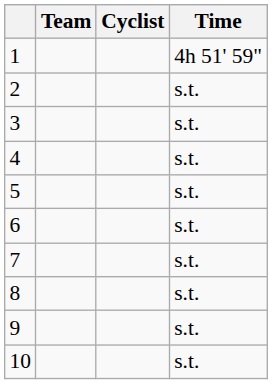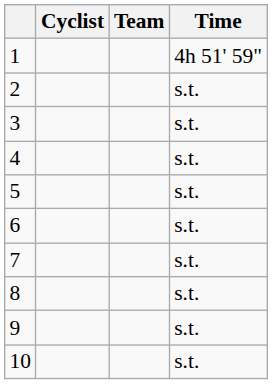columns swapped: (133, 21) <-> (66, 21)
